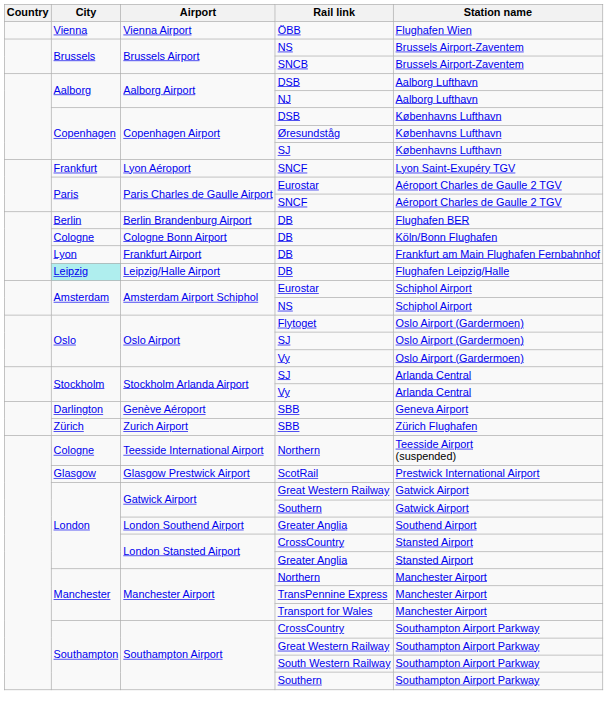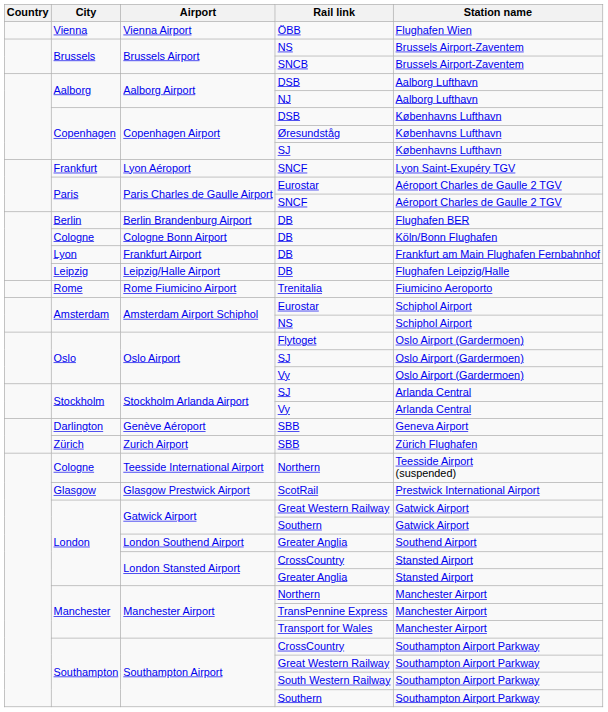(71, 271) paleturquoise background -> (71, 271) no background
+ row: (180, 289)
